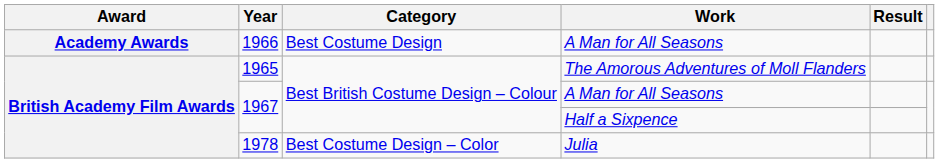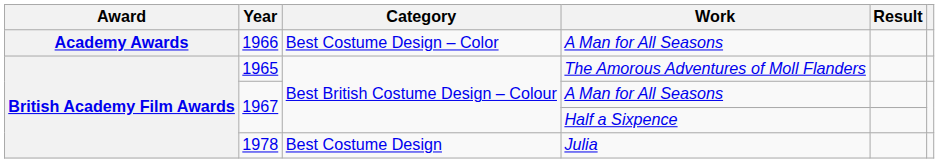(364, 42) Best Costume Design -> (392, 42) Best Costume Design – Color
(392, 145) Best Costume Design – Color -> (364, 145) Best Costume Design
